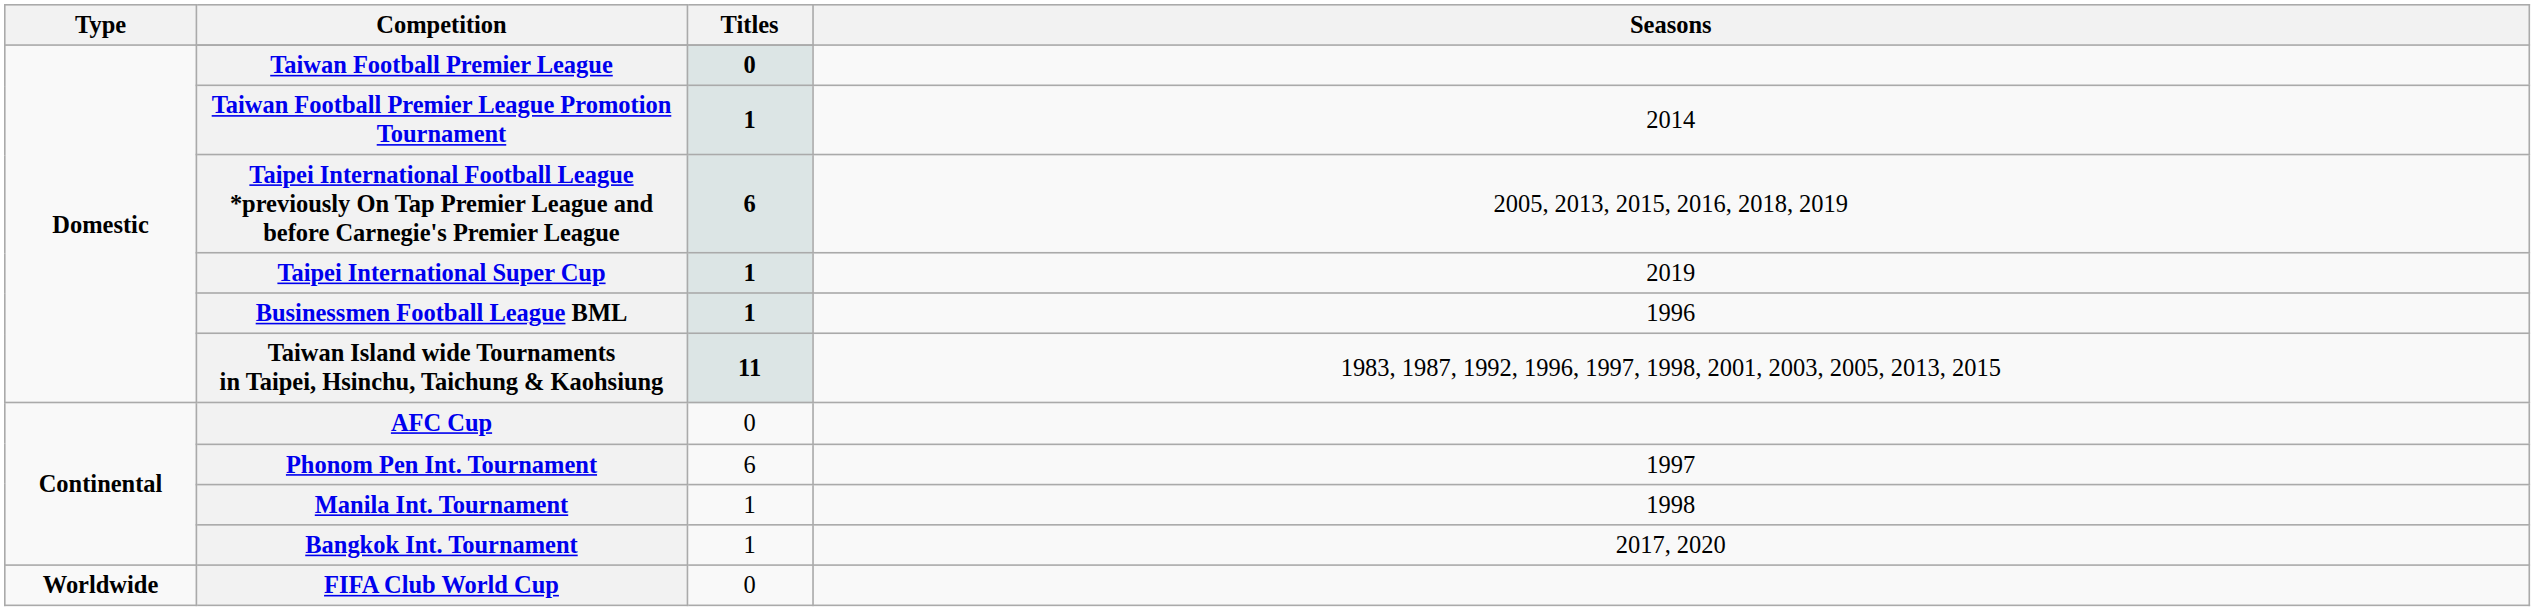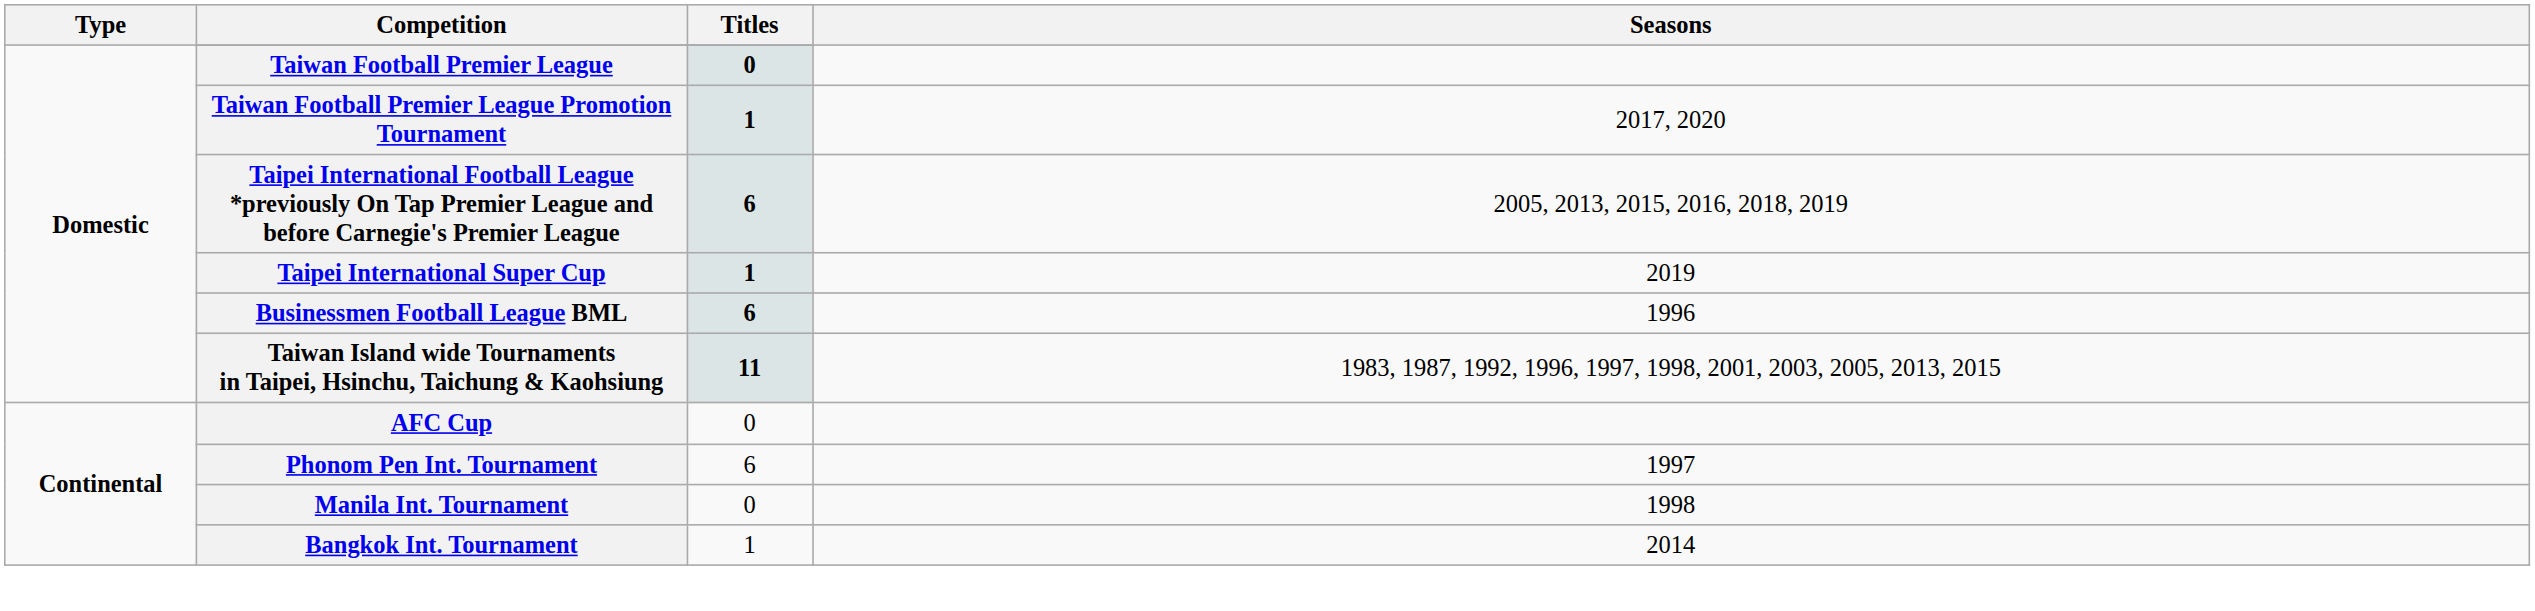(1671, 120) 2014 -> (1671, 120) 2017, 2020
(750, 313) 1 -> (750, 313) 6
(750, 503) 1 -> (750, 503) 0
(1671, 544) 2017, 2020 -> (1671, 544) 2014
- row: (441, 584)
